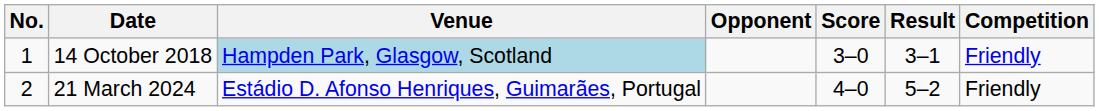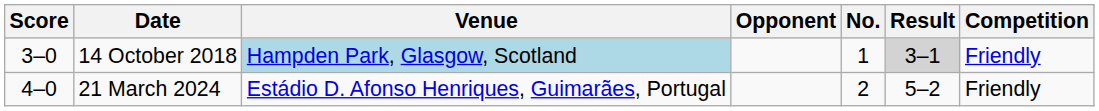columns swapped: (27, 21) <-> (851, 21)
(923, 55) no background -> (923, 55) lightgrey background
